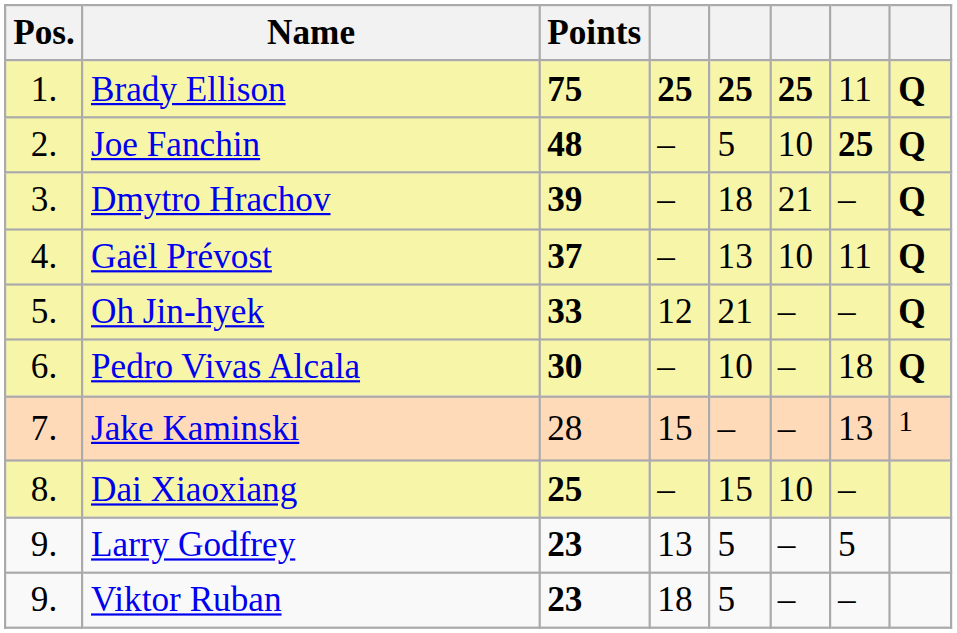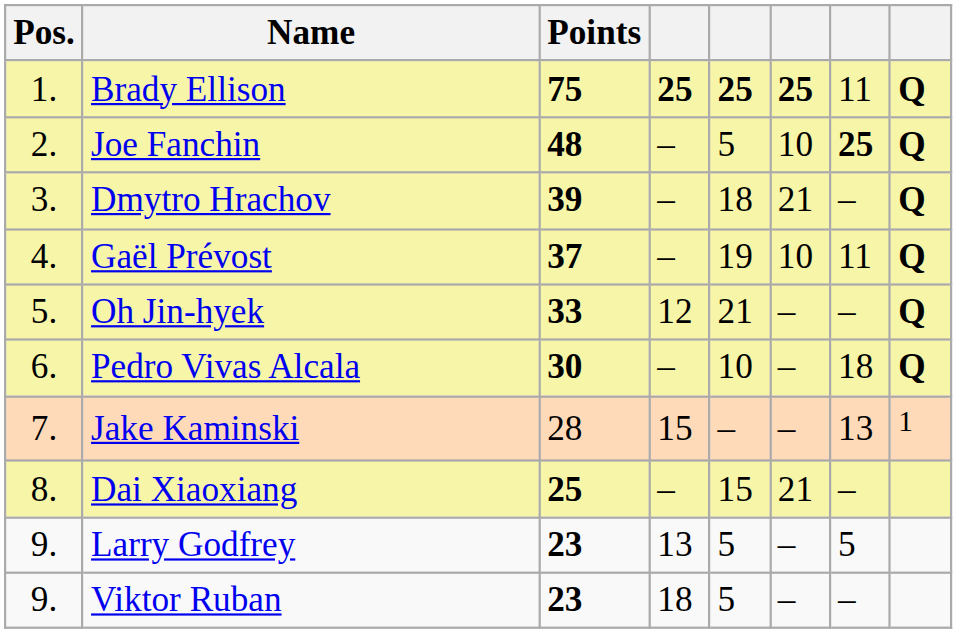(735, 255) 13 -> (735, 255) 19
(795, 488) 10 -> (795, 488) 21
